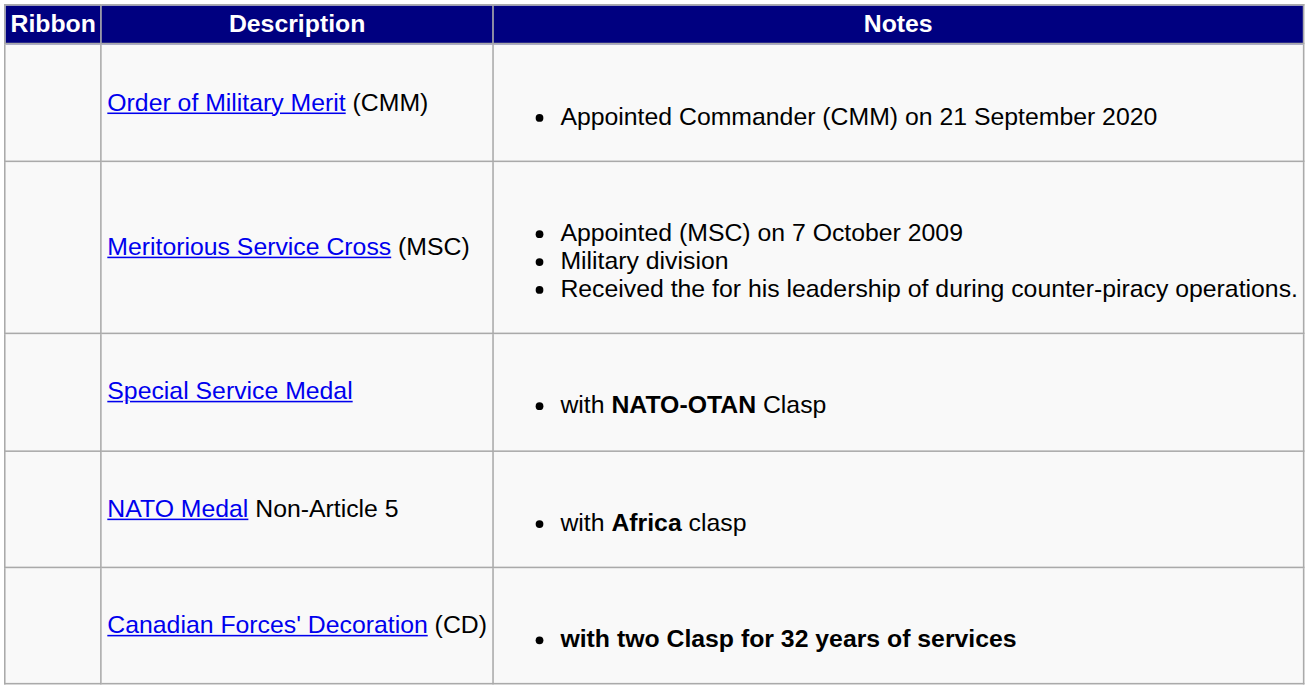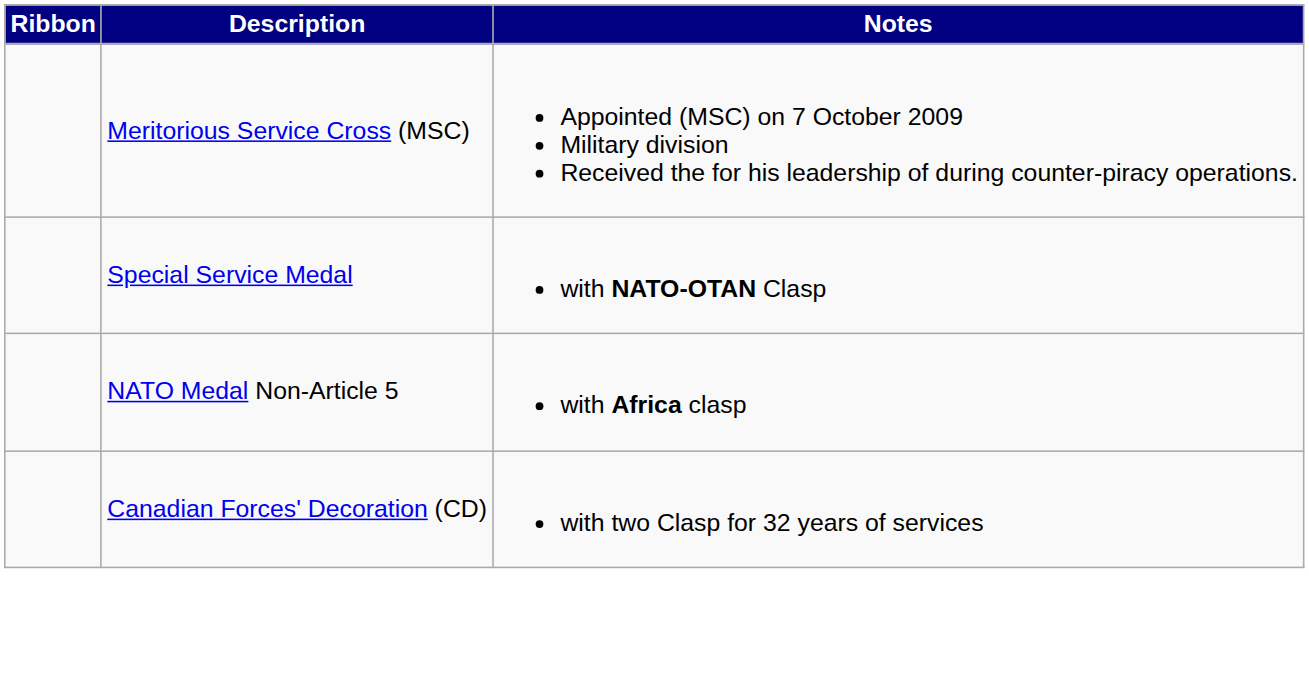- row: (268, 102)
(898, 640) bold -> (898, 523) normal
